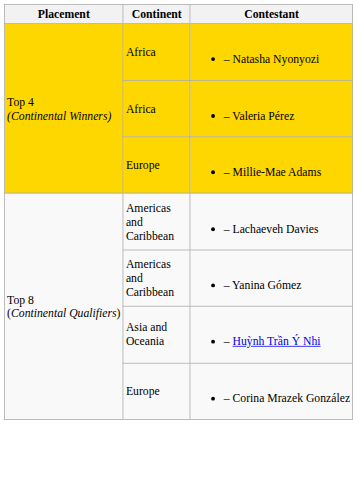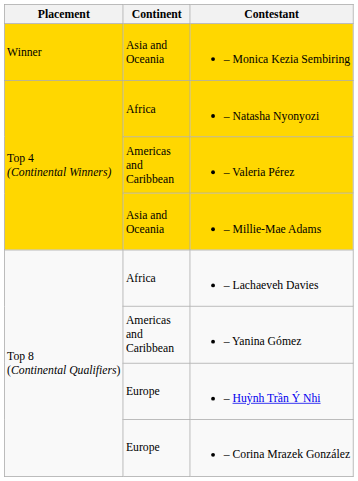+ row: (272, 59)
(141, 108) Africa -> (150, 165) Americas and Caribbean
(143, 165) Europe -> (147, 221) Asia and Oceania
(150, 221) Americas and Caribbean -> (141, 278) Africa
(147, 334) Asia and Oceania -> (143, 391) Europe
